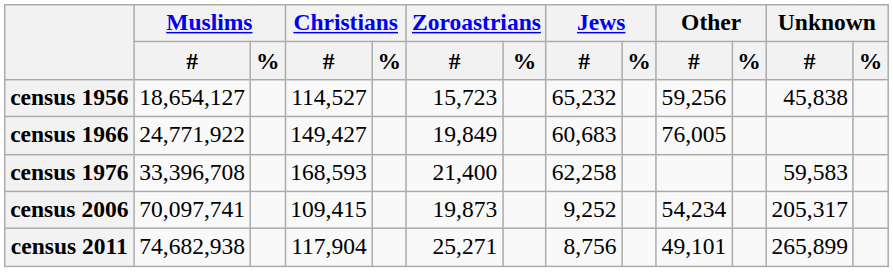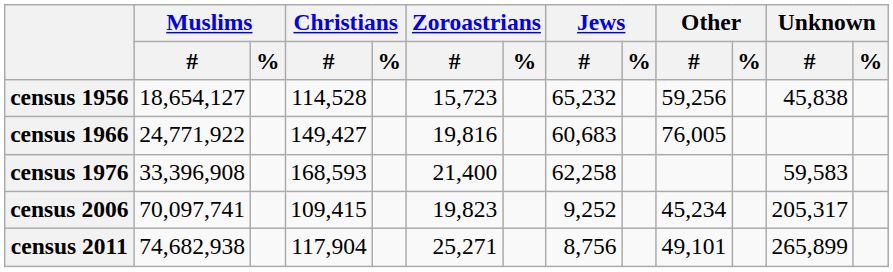(329, 97) 114,527 -> (329, 97) 114,528
(465, 135) 19,849 -> (465, 135) 19,816
(192, 172) 33,396,708 -> (192, 172) 33,396,908
(465, 209) 19,873 -> (465, 209) 19,823
(694, 209) 54,234 -> (694, 209) 45,234
